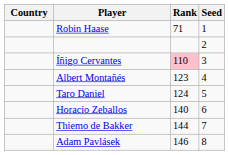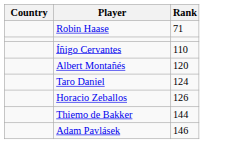- column: (212, 12)
(180, 61) pink background -> (180, 49) no background
(181, 77) 123 -> (181, 66) 120
(181, 110) 140 -> (181, 98) 126
